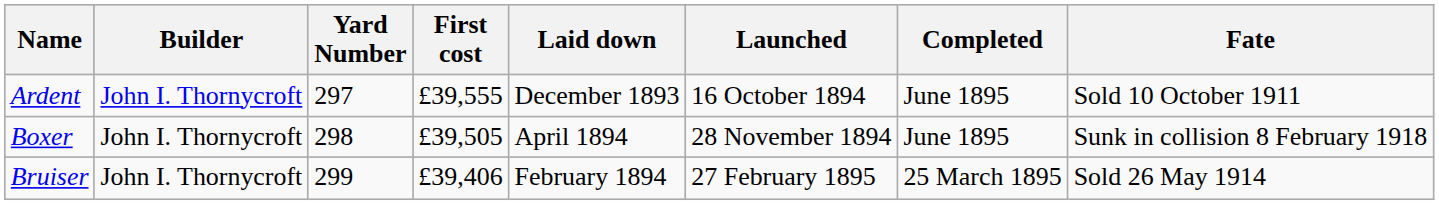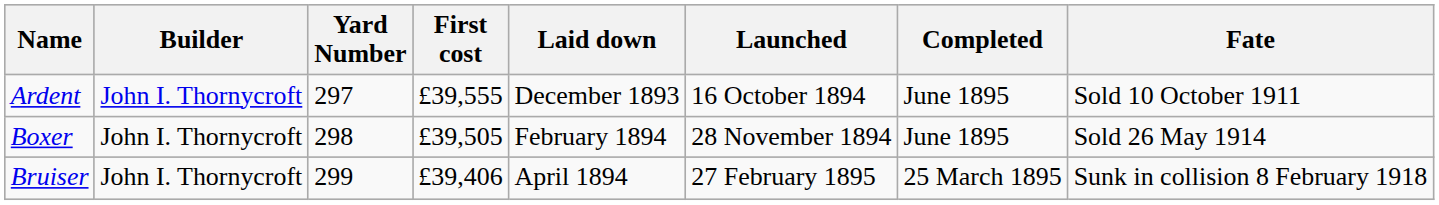(571, 136) April 1894 -> (591, 136) February 1894
(1250, 136) Sunk in collision 8 February 1918 -> (1170, 136) Sold 26 May 1914
(591, 177) February 1894 -> (571, 177) April 1894
(1170, 177) Sold 26 May 1914 -> (1250, 177) Sunk in collision 8 February 1918
